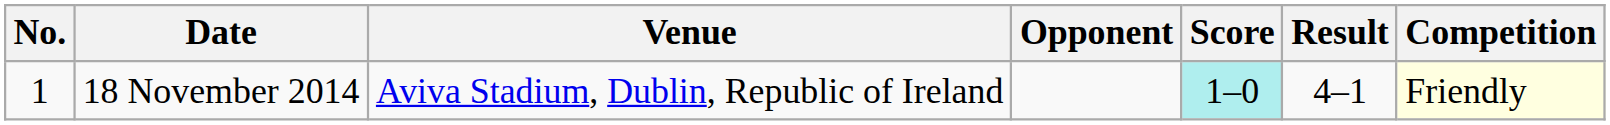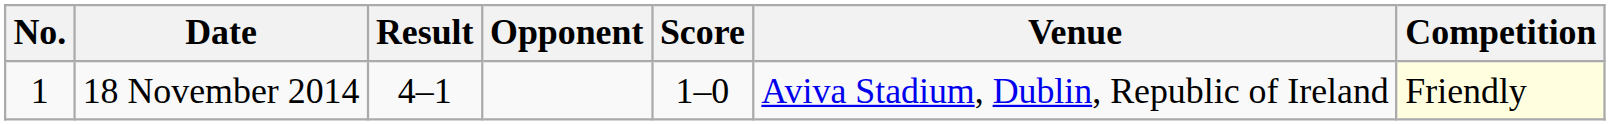columns swapped: (690, 32) <-> (1340, 32)
(1232, 89) paleturquoise background -> (702, 89) no background
